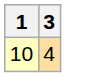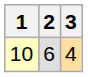+ column: (49, 21)
